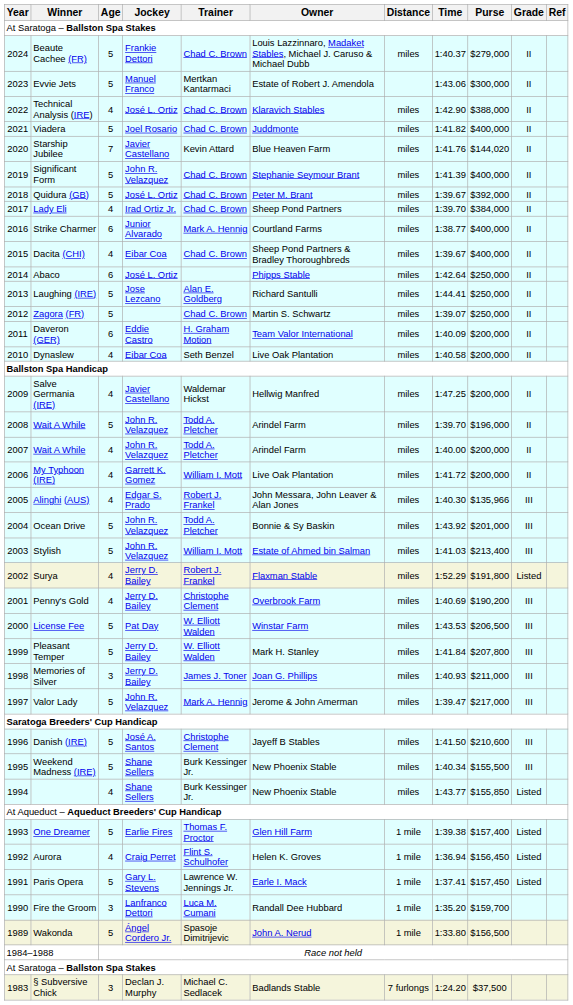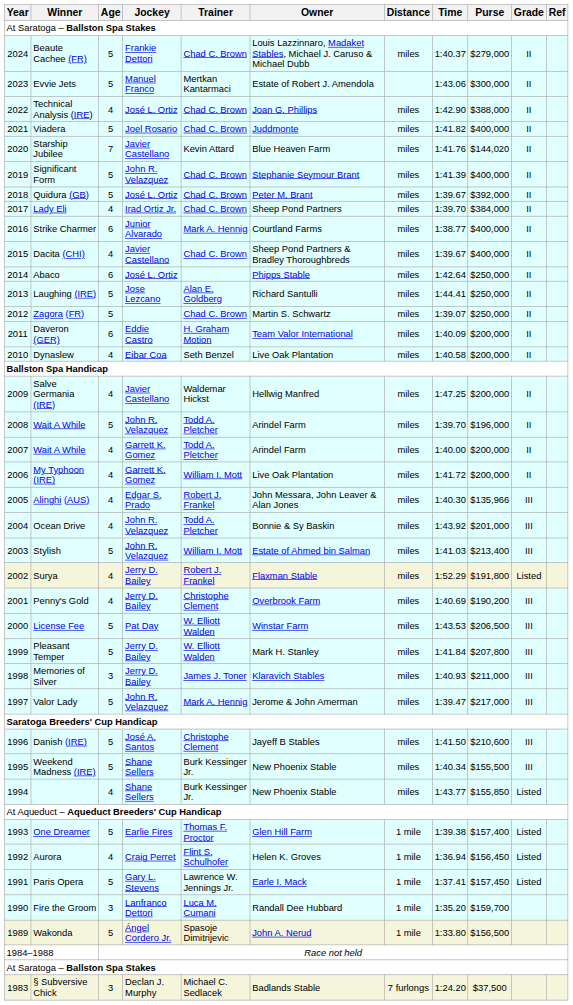(288, 109) Klaravich Stables -> (285, 109) Joan G. Phillips
(146, 254) Eibar Coa -> (147, 254) Javier Castellano
(147, 450) John R. Velazquez -> (145, 450) Garrett K. Gomez
(111, 525) 5 -> (111, 525) 4
(285, 676) Joan G. Phillips -> (288, 676) Klaravich Stables
